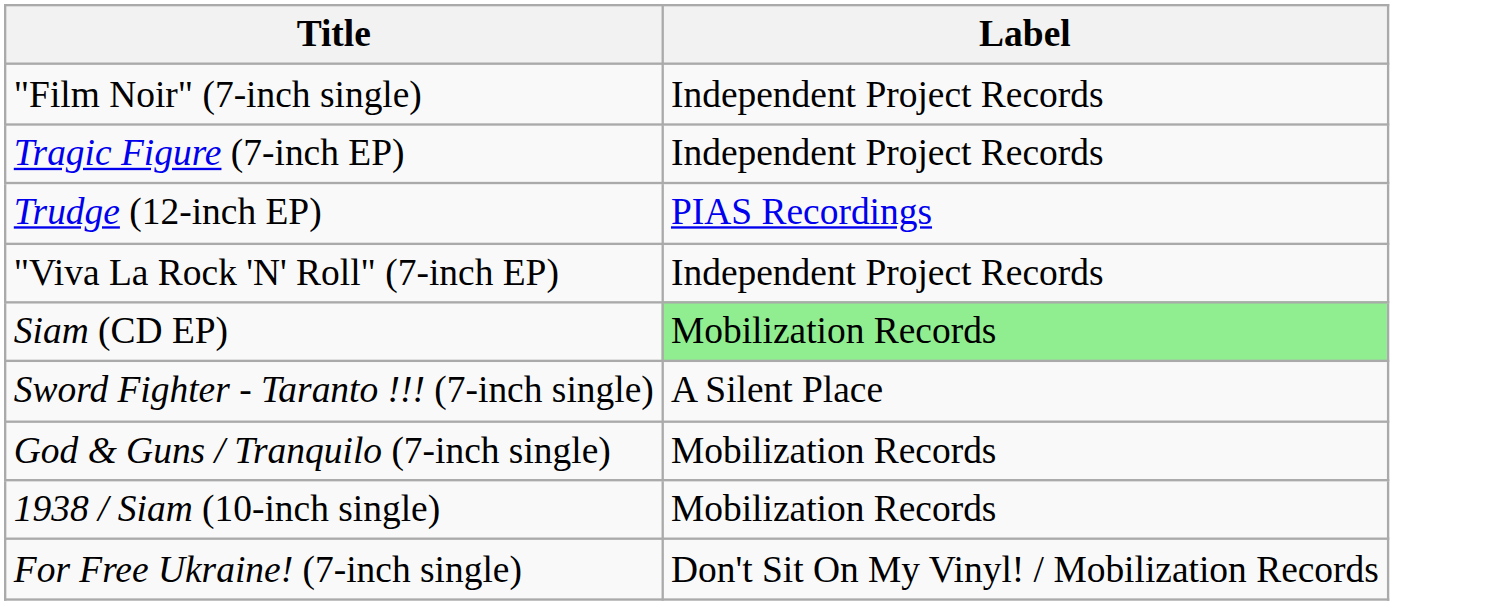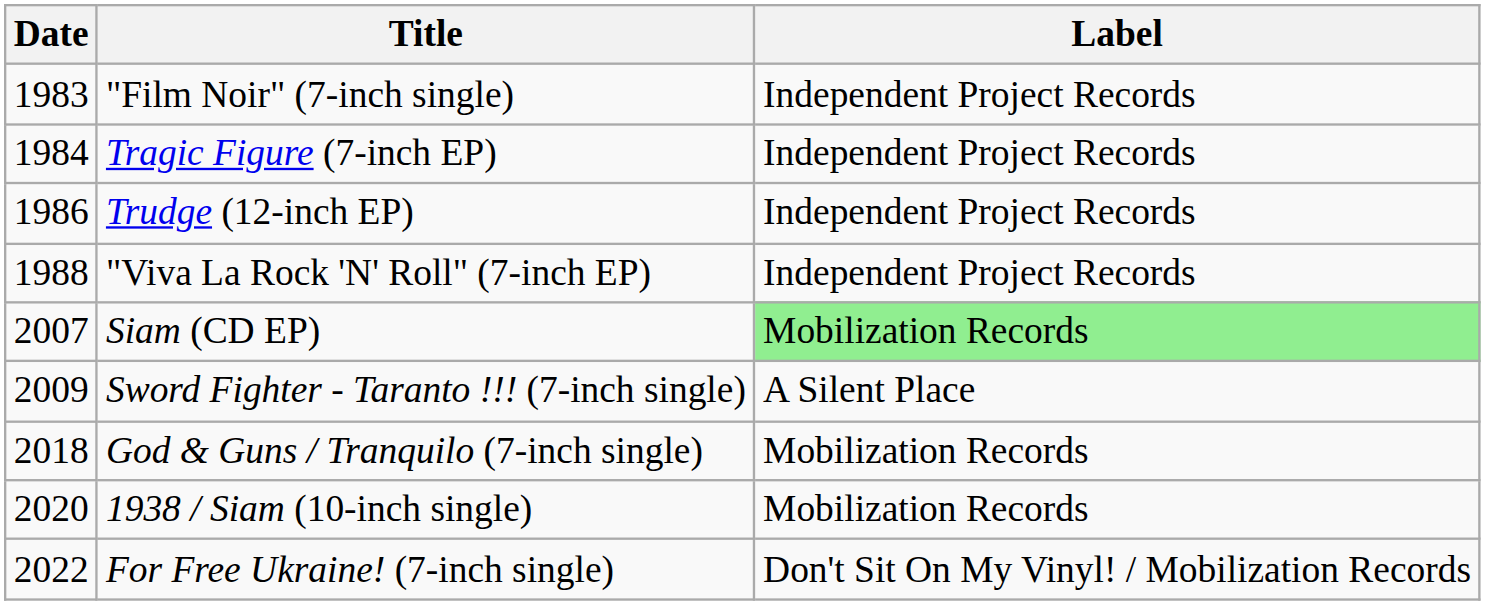+ column: (51, 34)
(802, 212) PIAS Recordings -> (979, 212) Independent Project Records
